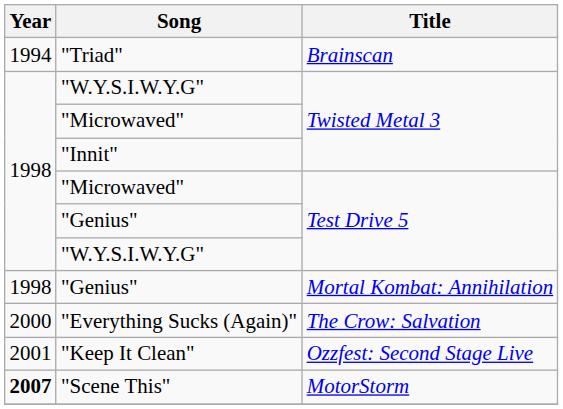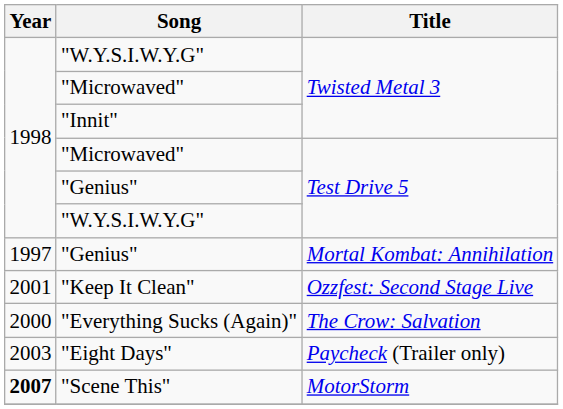- row: (92, 54)
(30, 287) 1998 -> (30, 253) 1997
rows swapped: (179, 320) <-> (128, 353)
+ row: (116, 353)
